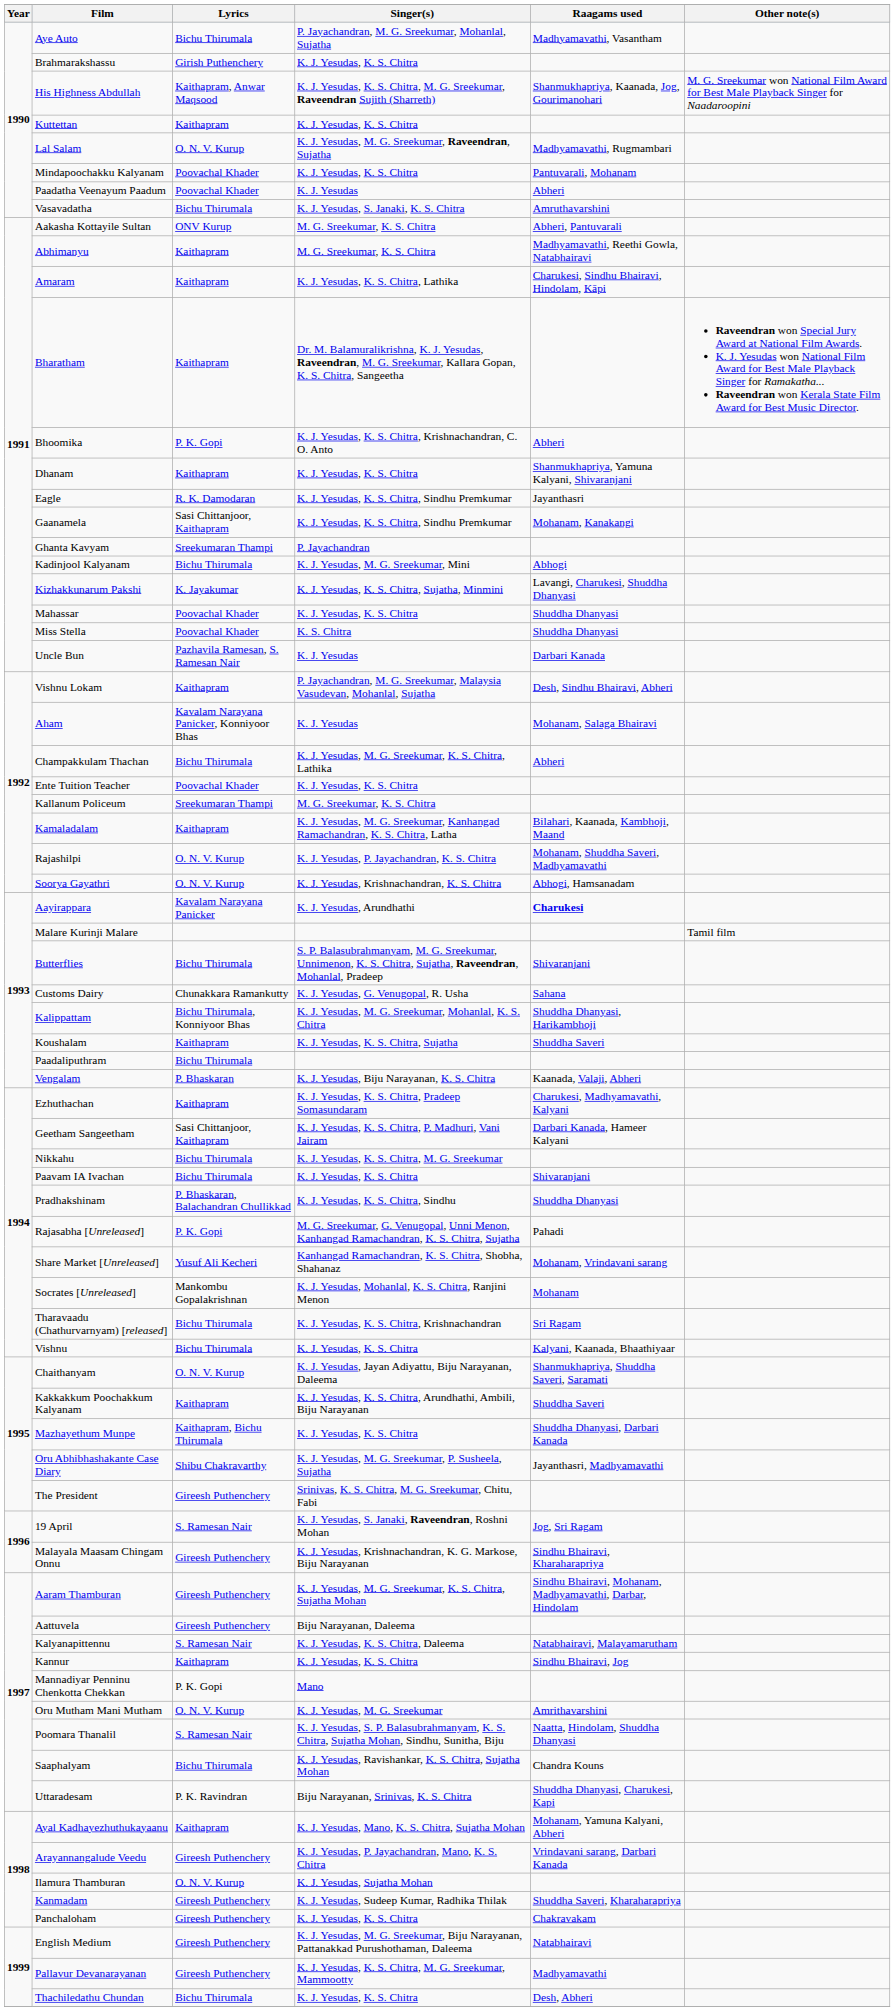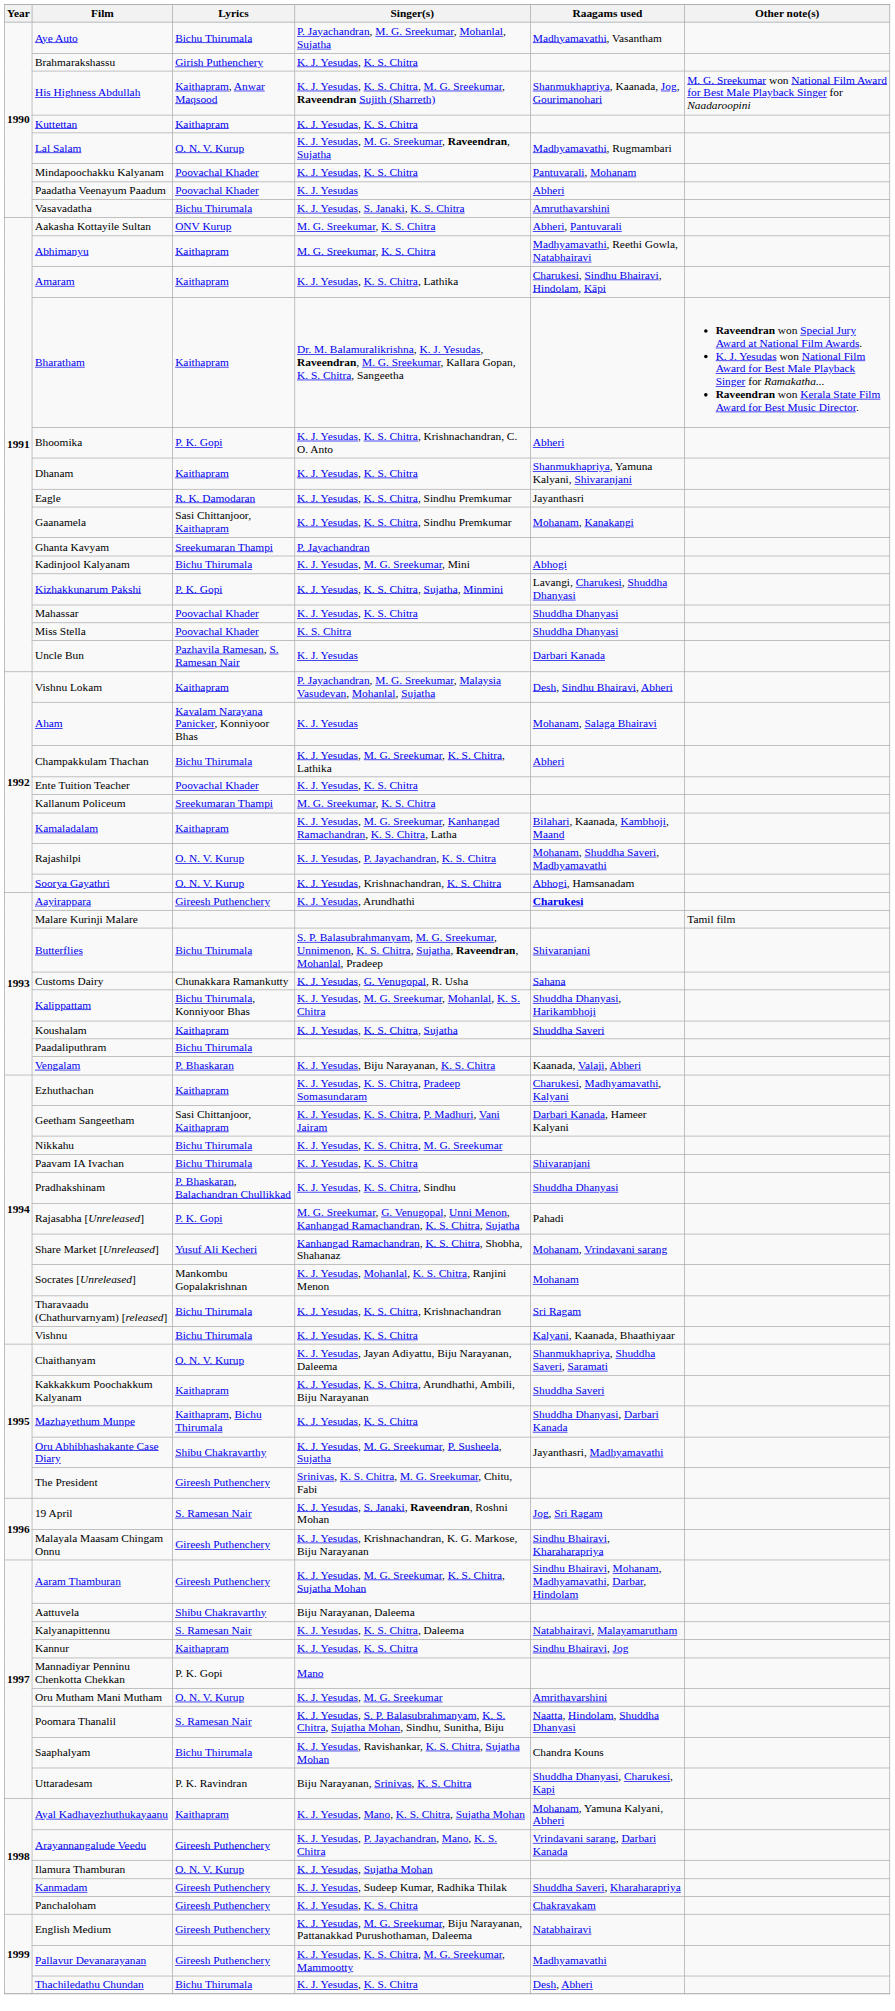(207, 589) K. Jayakumar -> (199, 589) P. K. Gopi
(219, 907) Kavalam Narayana Panicker -> (223, 901) Gireesh Puthenchery
(223, 1625) Gireesh Puthenchery -> (221, 1612) Shibu Chakravarthy
